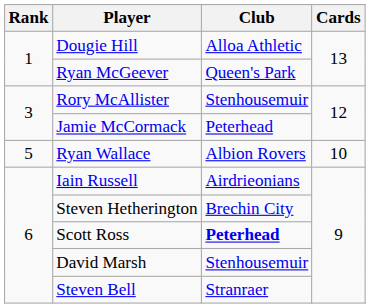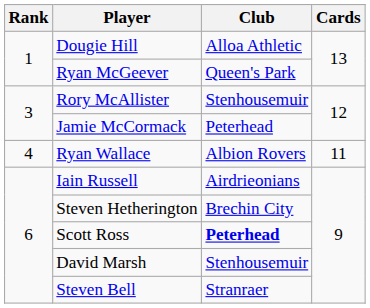(28, 153) 5 -> (28, 153) 4
(338, 153) 10 -> (338, 153) 11
